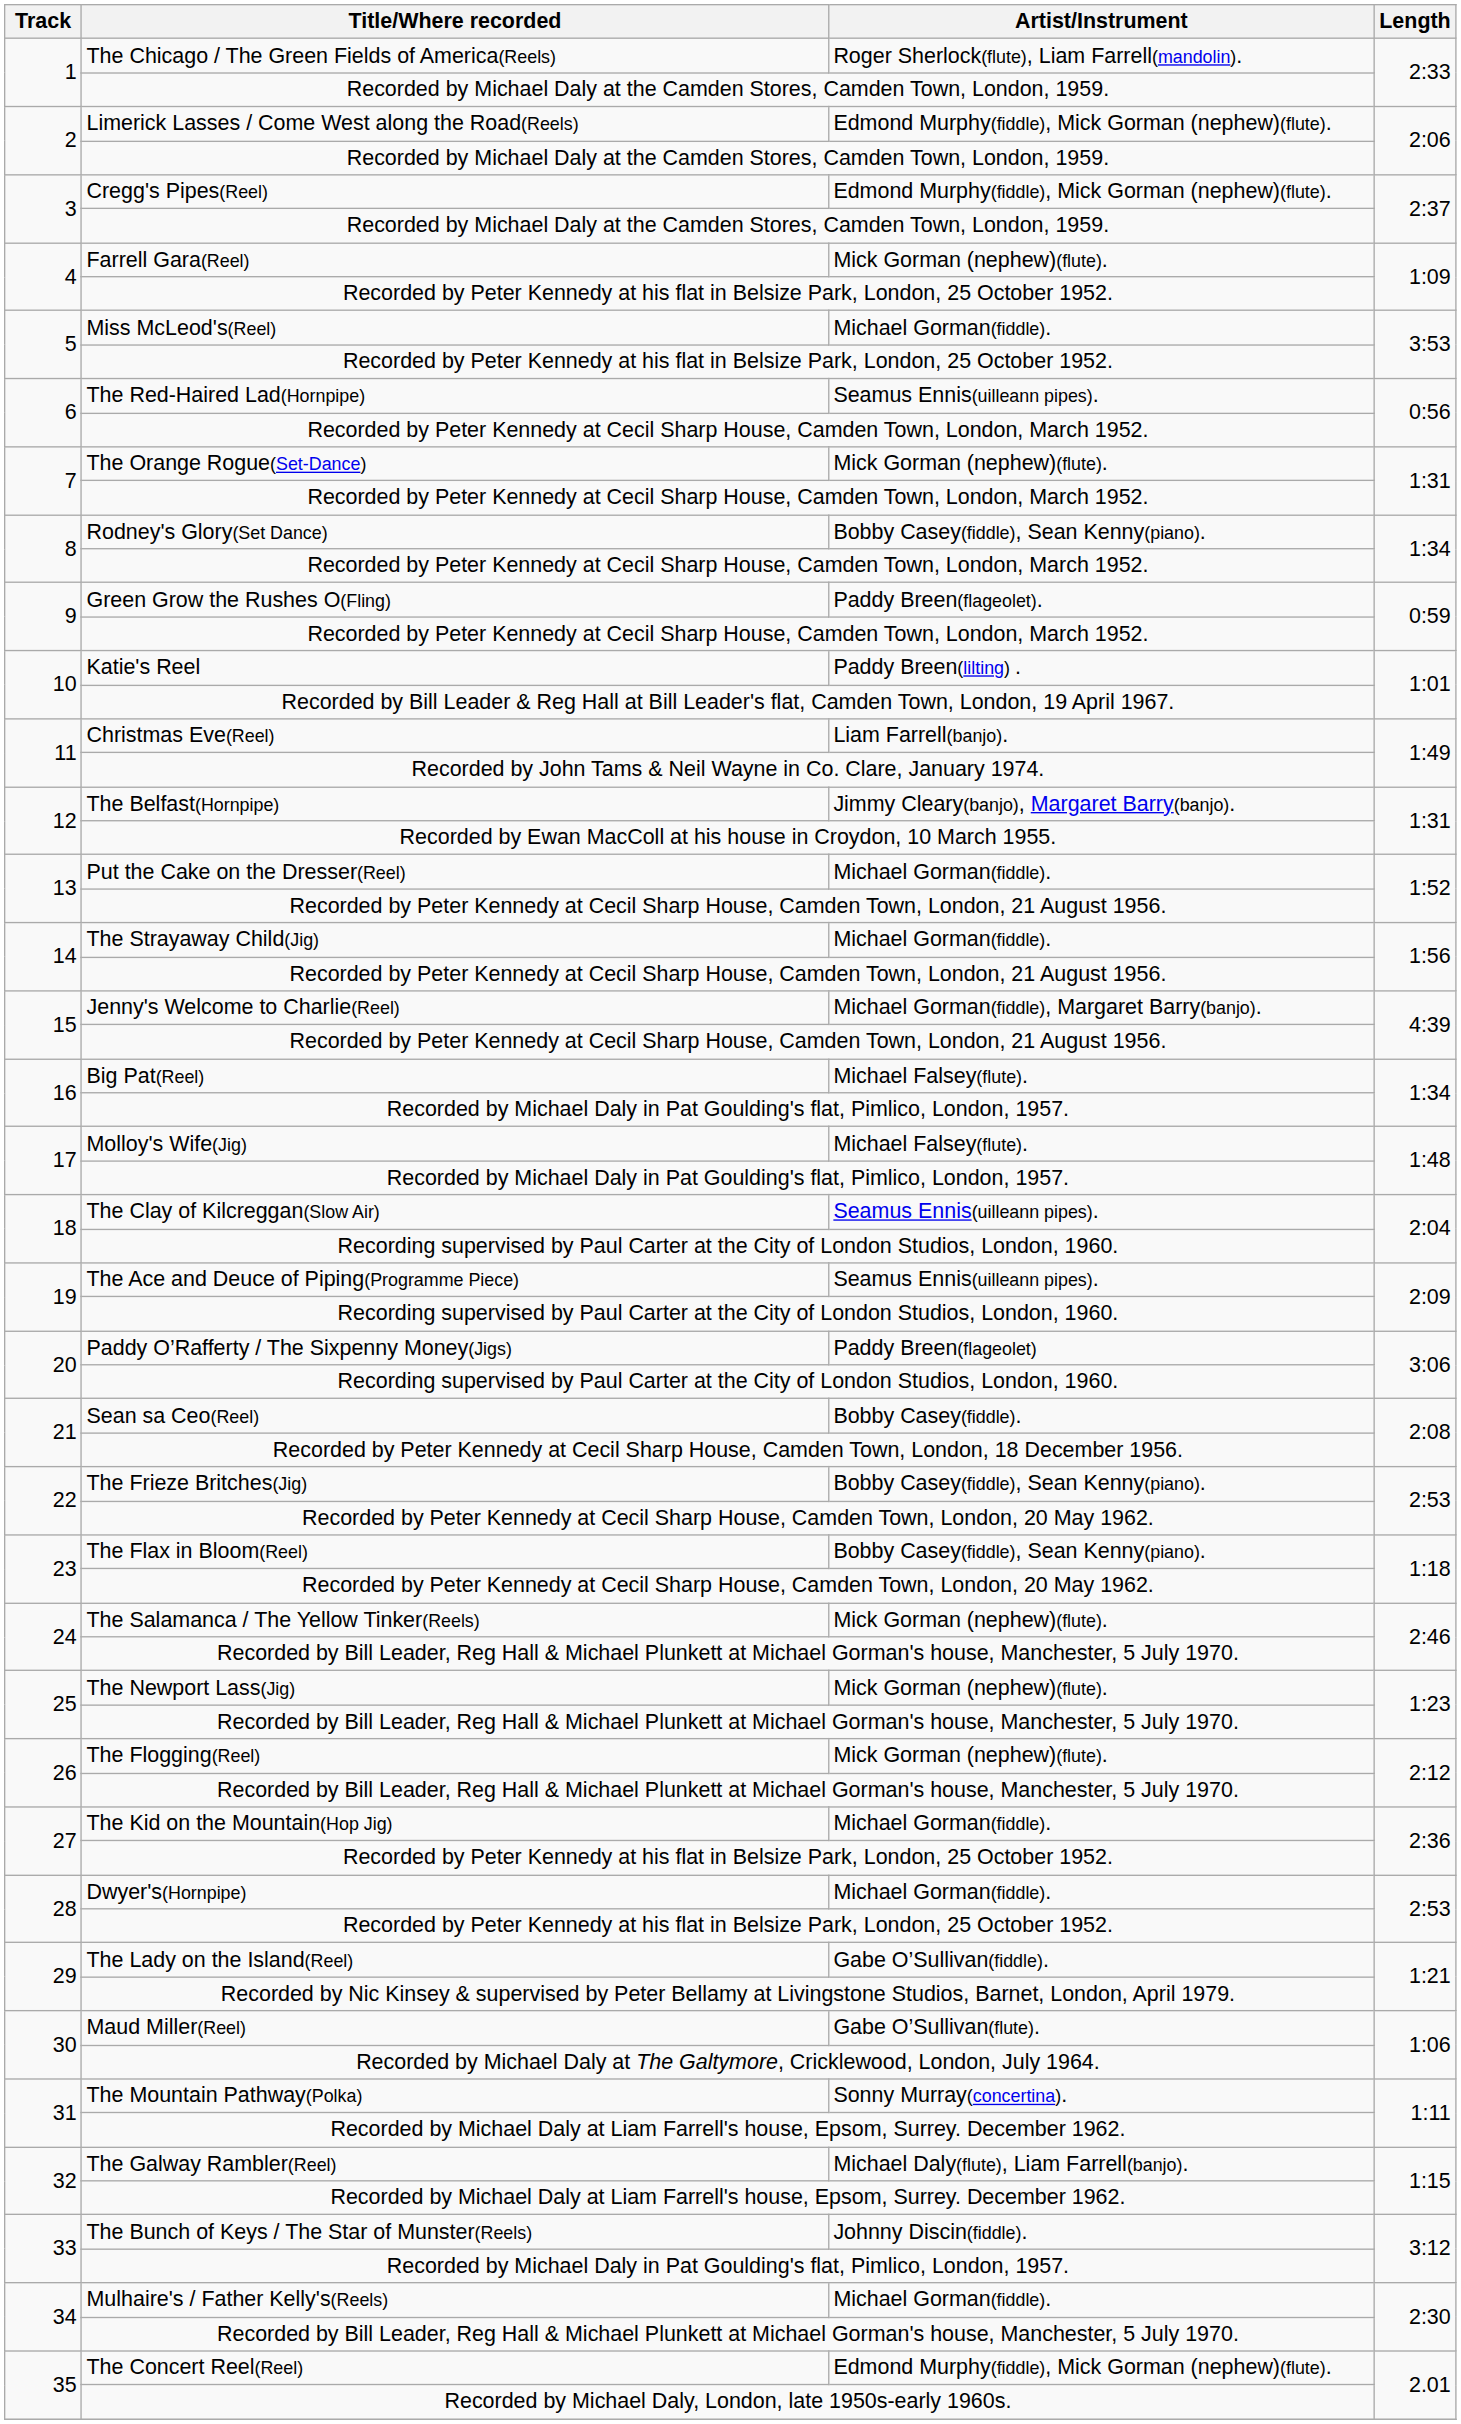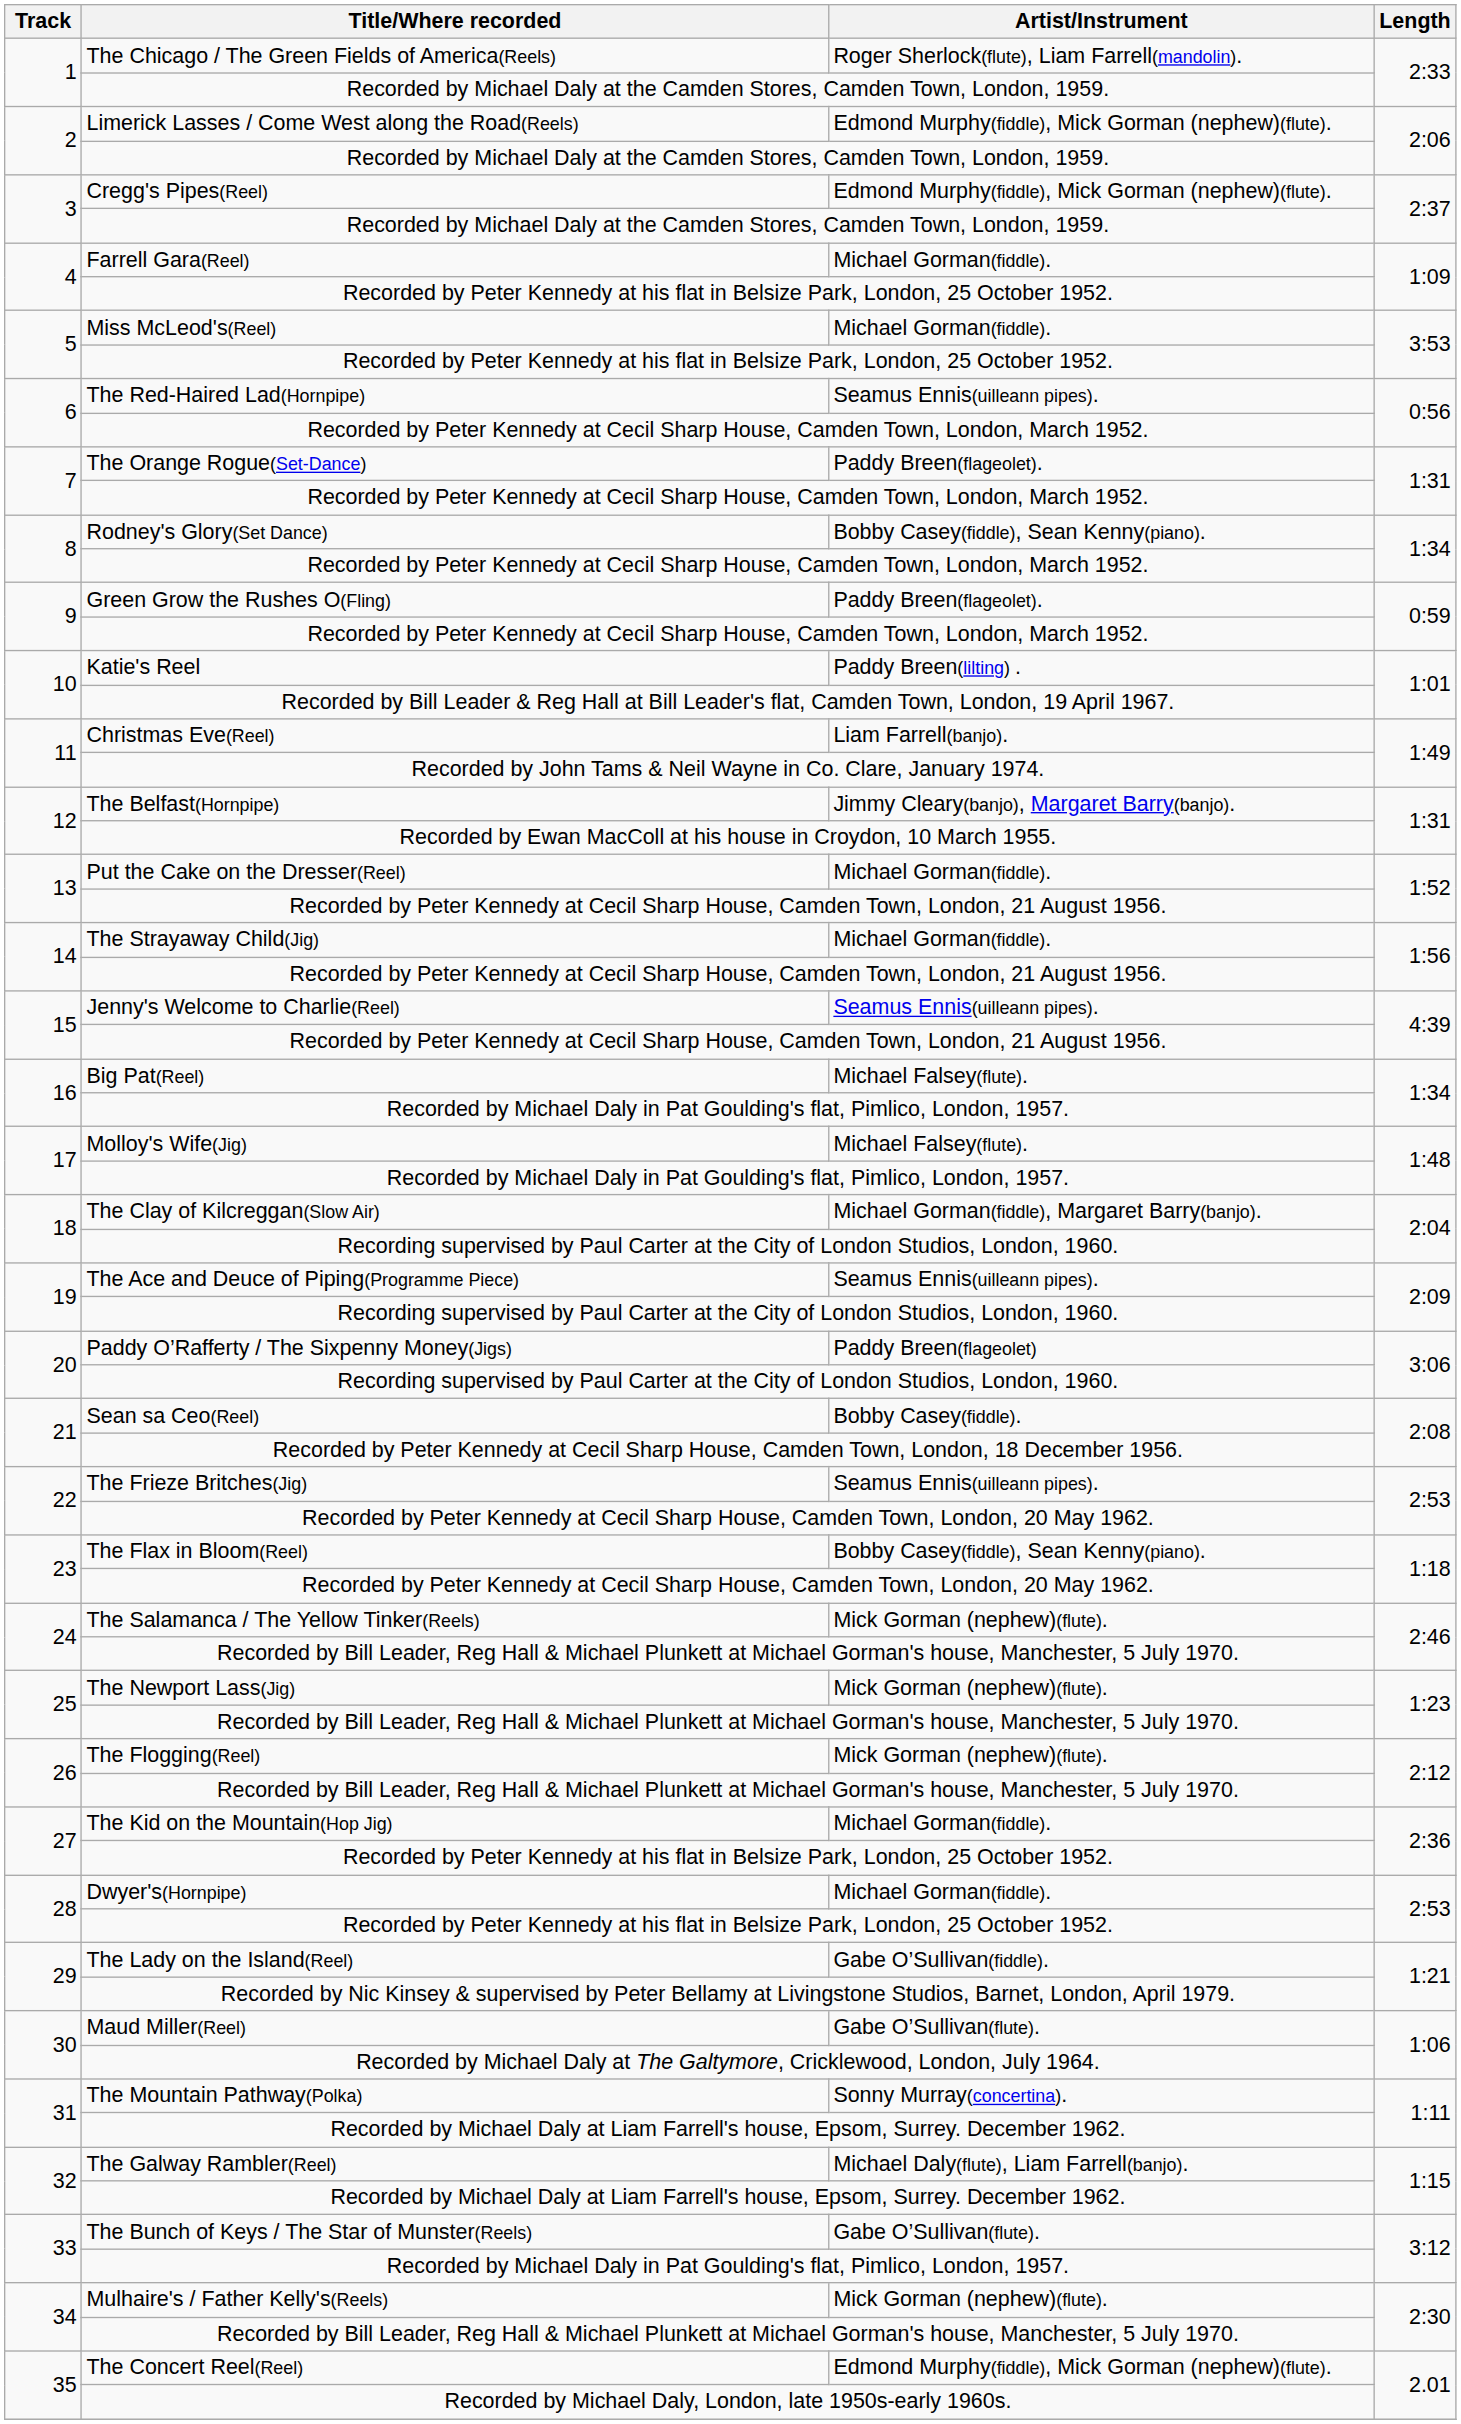(971, 259) Mick Gorman (nephew)(flute). -> (942, 259) Michael Gorman(fiddle).
(971, 463) Mick Gorman (nephew)(flute). -> (938, 463) Paddy Breen(flageolet).
(1048, 1007) Michael Gorman(fiddle), Margaret Barry(banjo). -> (966, 1007) Seamus Ennis(uilleann pipes).
(966, 1211) Seamus Ennis(uilleann pipes). -> (1048, 1211) Michael Gorman(fiddle), Margaret Barry(banjo).
(1020, 1483) Bobby Casey(fiddle), Sean Kenny(piano). -> (966, 1483) Seamus Ennis(uilleann pipes).
(930, 2231) Johnny Discin(fiddle). -> (937, 2231) Gabe O’Sullivan(flute).
(942, 2299) Michael Gorman(fiddle). -> (971, 2299) Mick Gorman (nephew)(flute).
